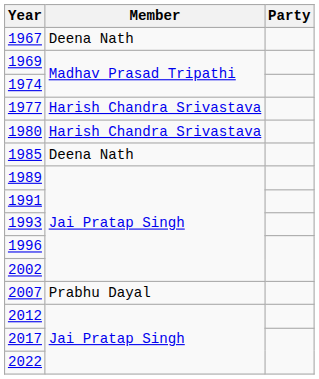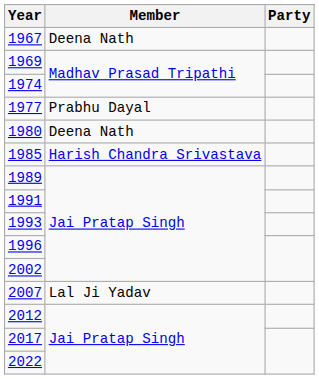(155, 108) Harish Chandra Srivastava -> (100, 108) Prabhu Dayal
(155, 132) Harish Chandra Srivastava -> (91, 132) Deena Nath
(91, 155) Deena Nath -> (155, 155) Harish Chandra Srivastava
(100, 293) Prabhu Dayal -> (100, 293) Lal Ji Yadav
